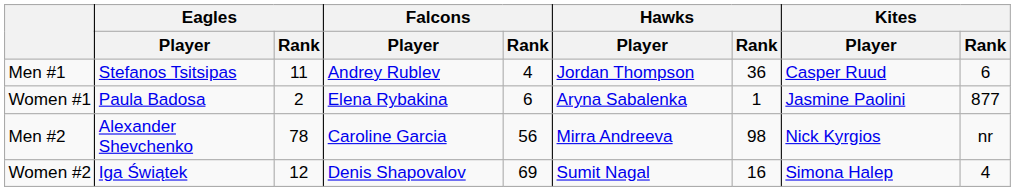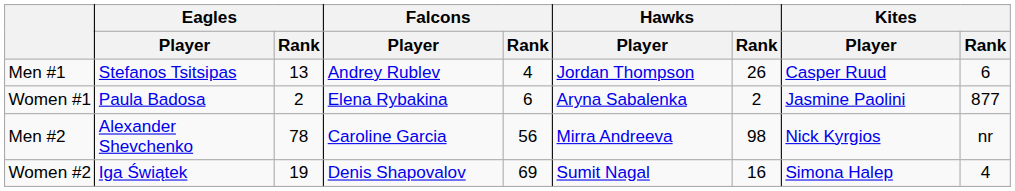(299, 72) 11 -> (299, 72) 13
(757, 72) 36 -> (757, 72) 26
(757, 99) 1 -> (757, 99) 2
(299, 173) 12 -> (299, 173) 19
